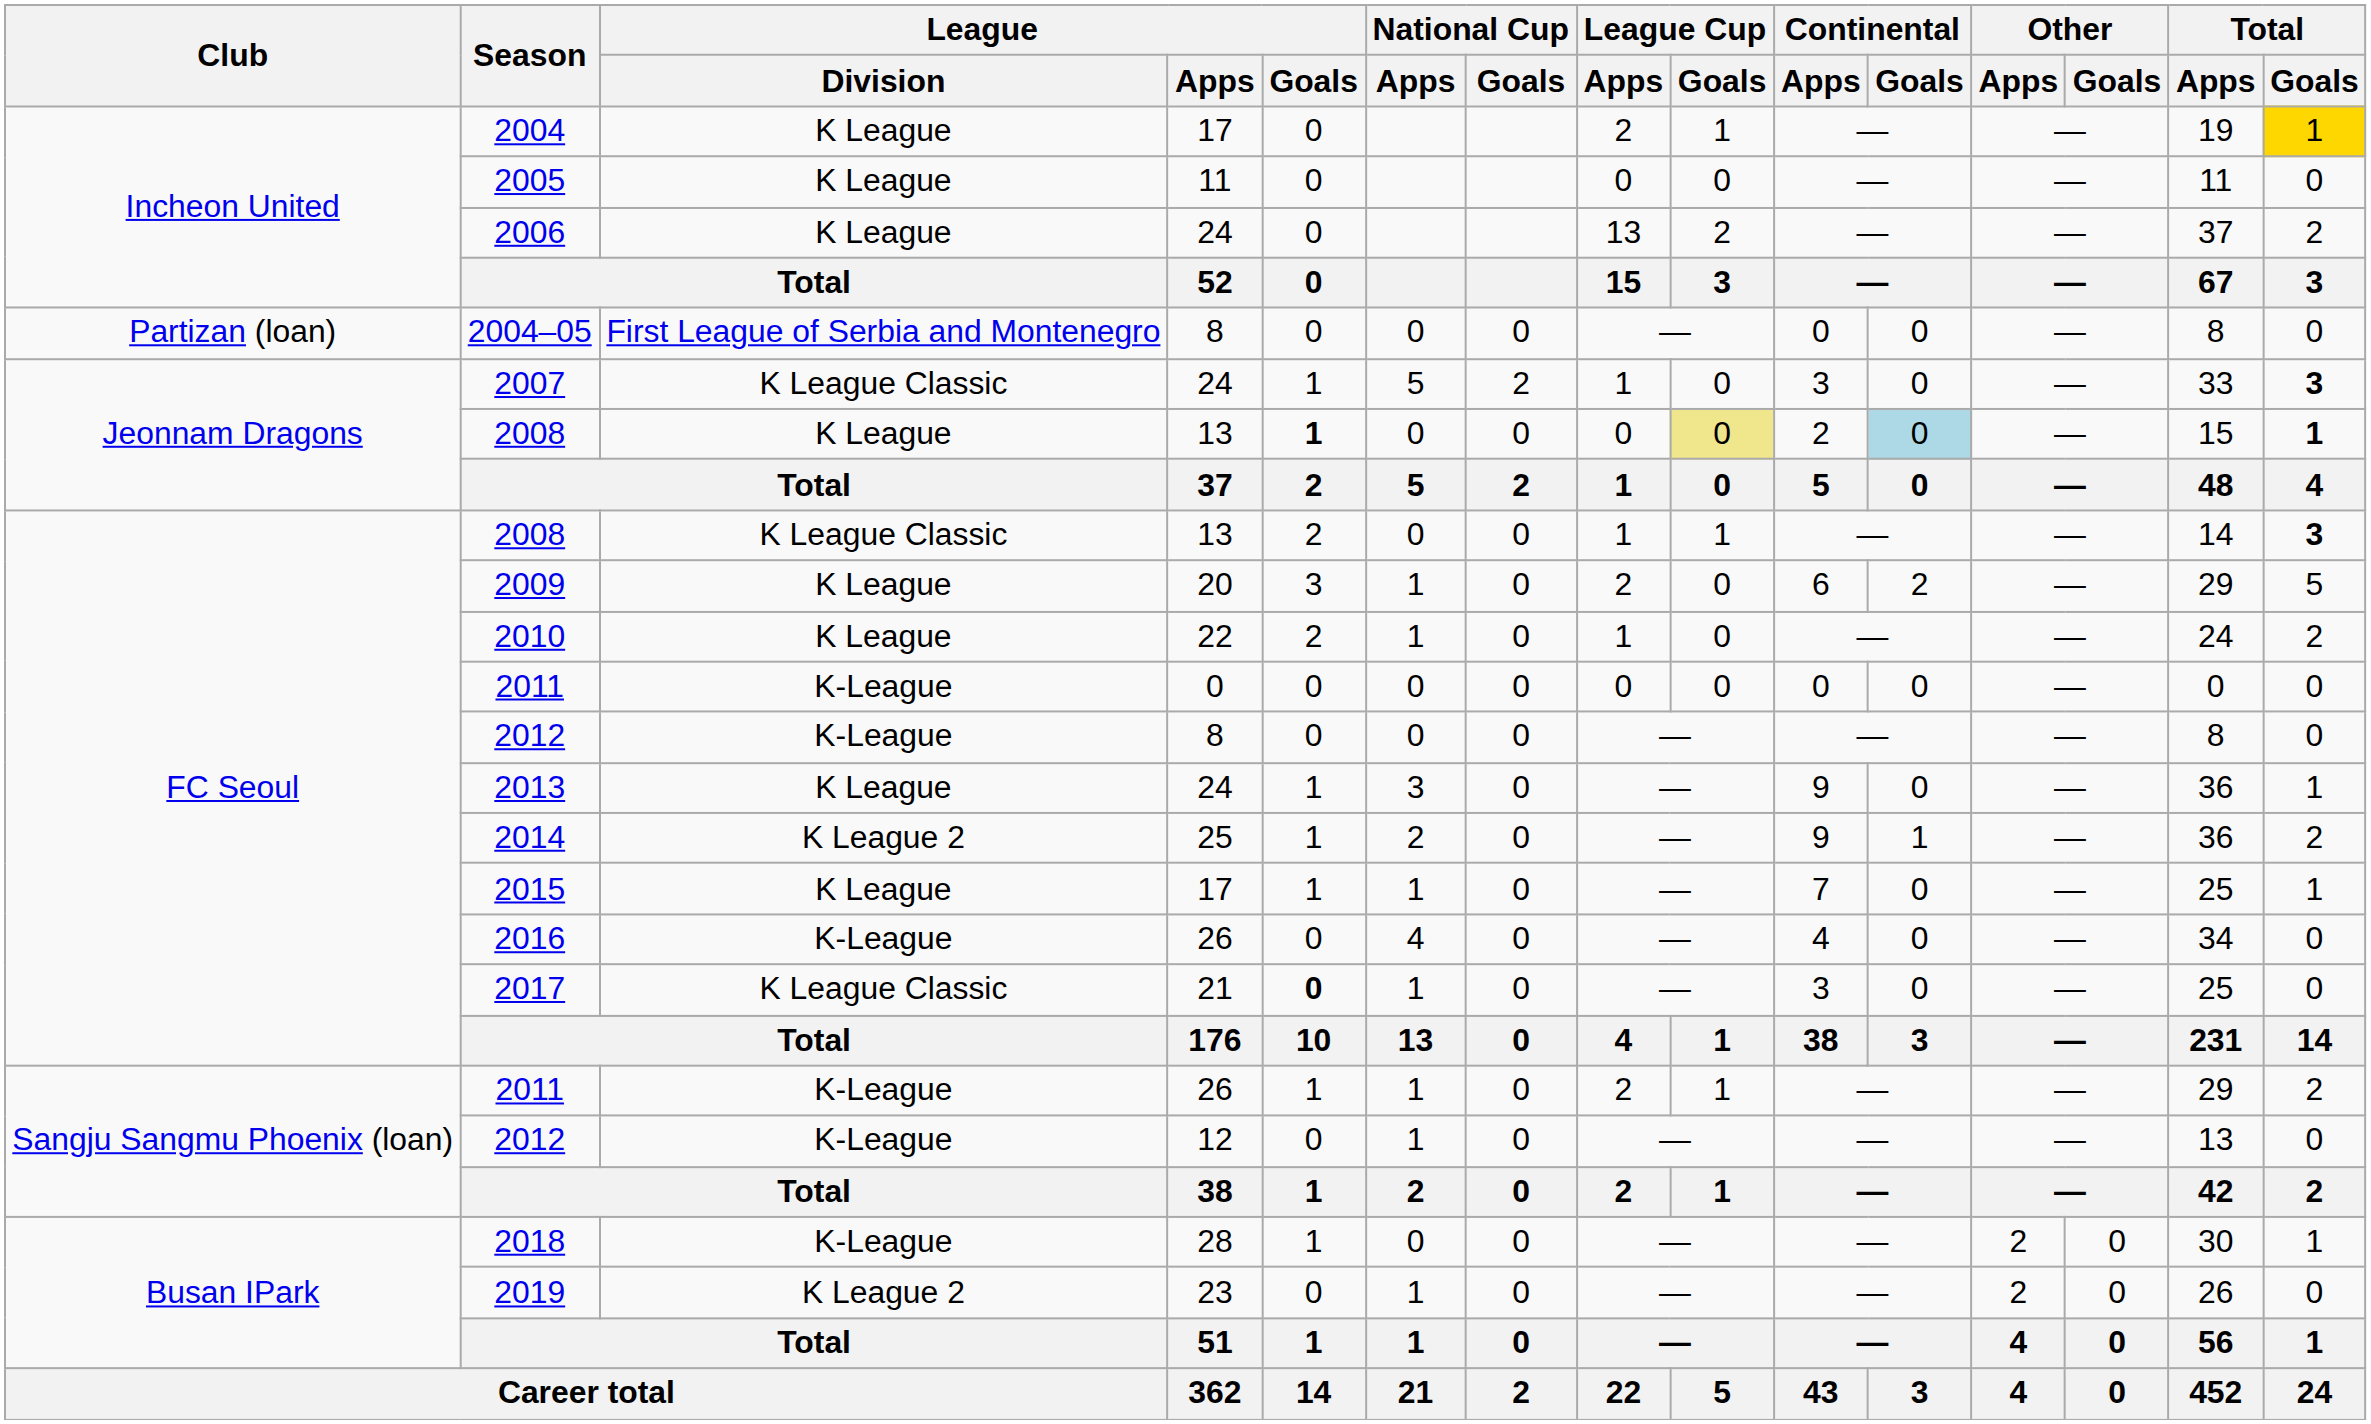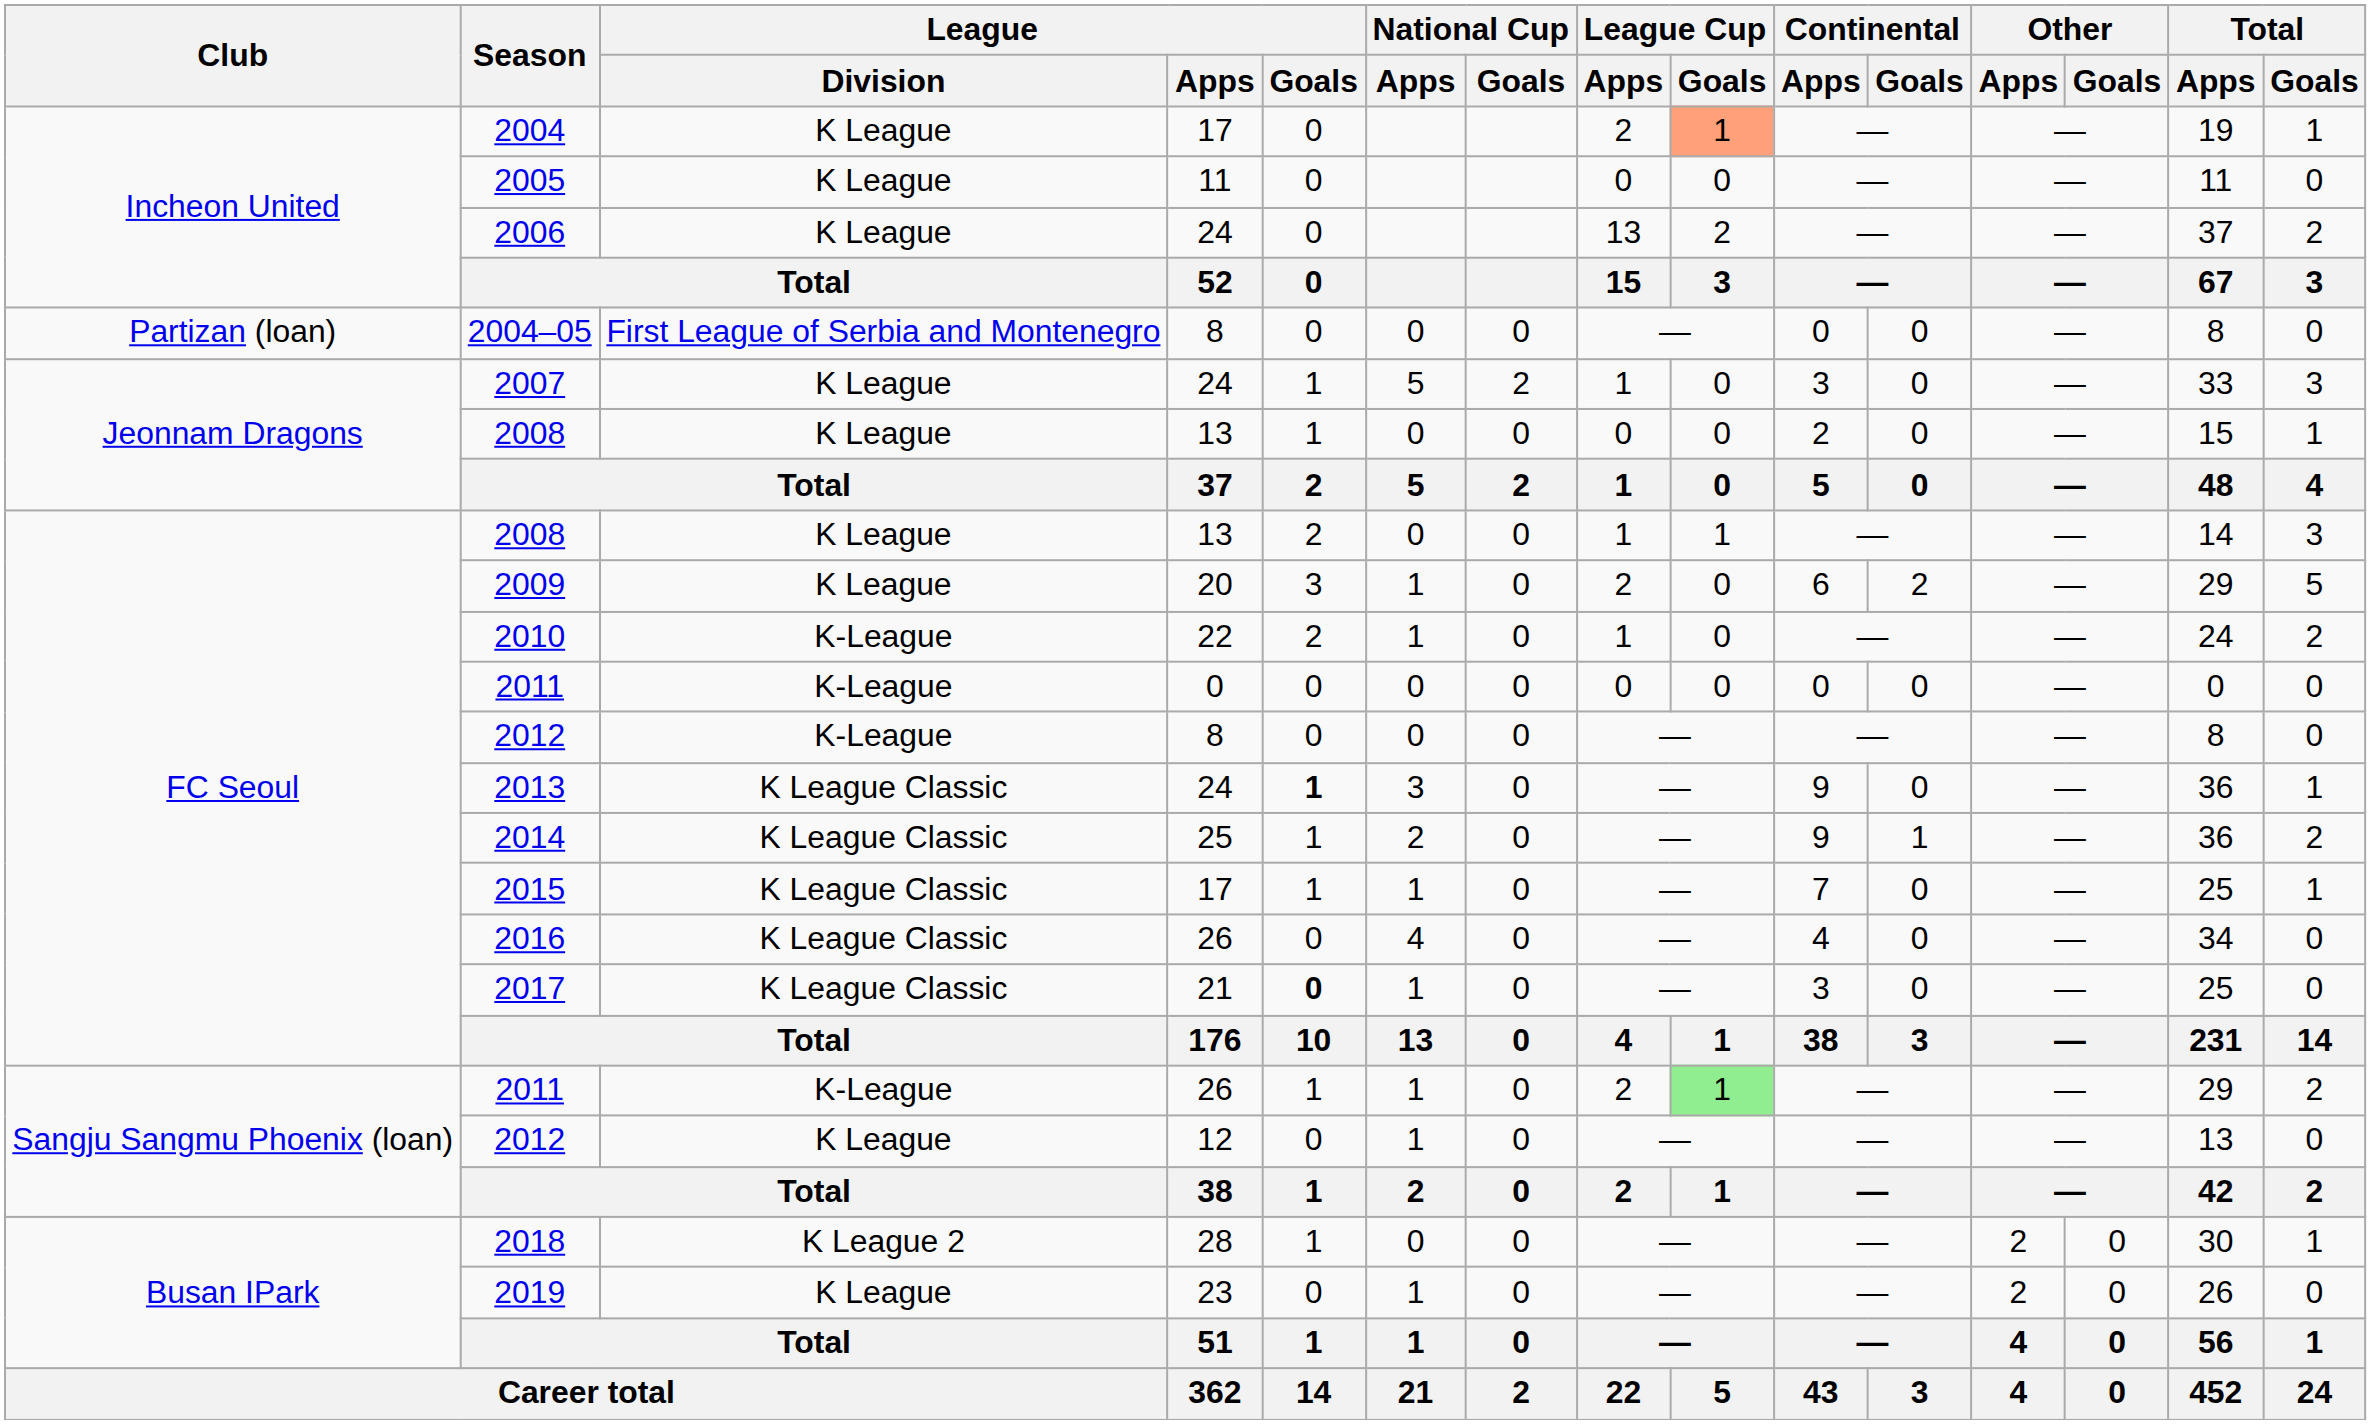(1722, 130) no background -> (1722, 130) lightsalmon background
(2314, 130) gold background -> (2314, 130) no background
(883, 383) K League Classic -> (883, 383) K League
(2314, 383) bold -> (2314, 383) normal
(1314, 433) bold -> (1314, 433) normal
(1722, 433) khaki background -> (1722, 433) no background
(1920, 433) lightblue background -> (1920, 433) no background
(2314, 433) bold -> (2314, 433) normal
(883, 534) K League Classic -> (883, 534) K League
(2314, 534) bold -> (2314, 534) normal
(883, 635) K League -> (883, 635) K-League
(883, 787) K League -> (883, 787) K League Classic
(1314, 787) normal -> (1314, 787) bold
(883, 837) K League 2 -> (883, 837) K League Classic
(883, 888) K League -> (883, 888) K League Classic
(883, 938) K-League -> (883, 938) K League Classic
(1722, 1090) no background -> (1722, 1090) lightgreen background
(883, 1140) K-League -> (883, 1140) K League
(883, 1241) K-League -> (883, 1241) K League 2
(883, 1292) K League 2 -> (883, 1292) K League
